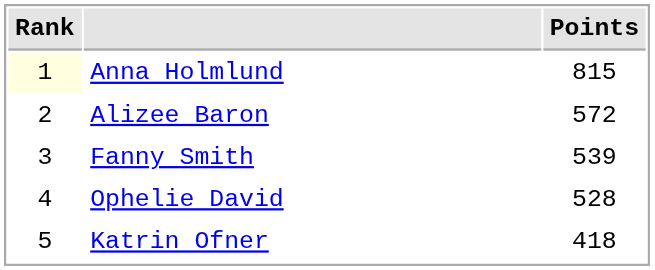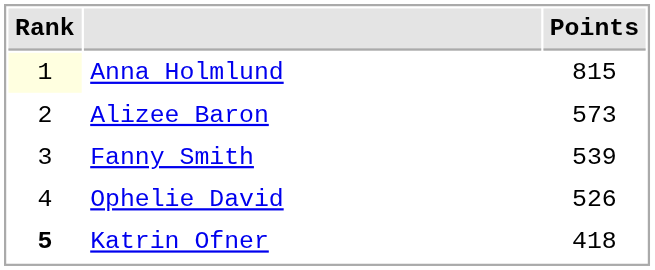(594, 115) 572 -> (594, 115) 573
(594, 199) 528 -> (594, 199) 526
(45, 242) normal -> (45, 242) bold
